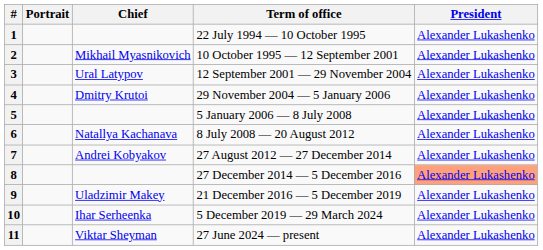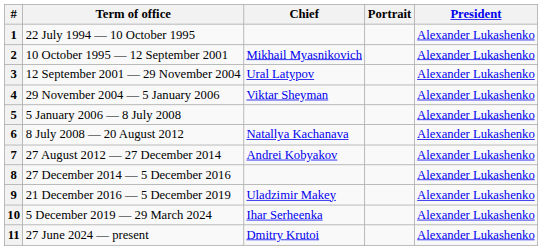columns swapped: (48, 14) <-> (304, 14)
(111, 94) Dmitry Krutoi -> (287, 94) Viktar Sheyman
(476, 174) lightsalmon background -> (476, 174) no background
(116, 235) Viktar Sheyman -> (283, 235) Dmitry Krutoi
